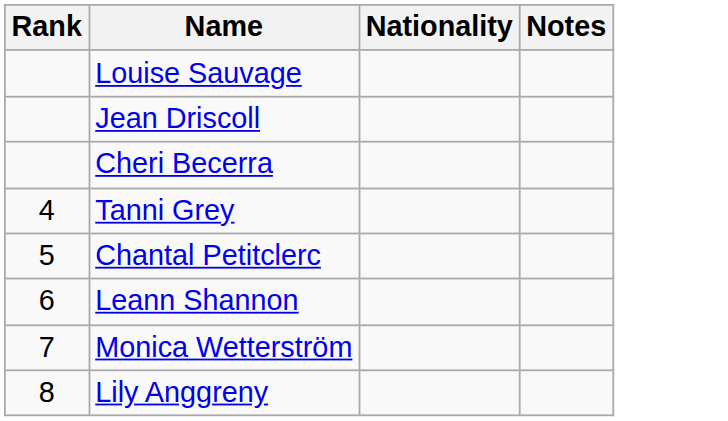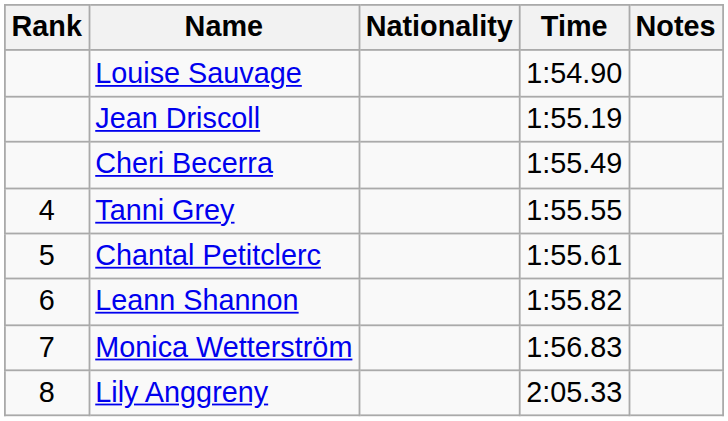+ column: (574, 27)
